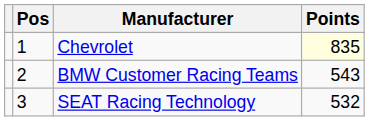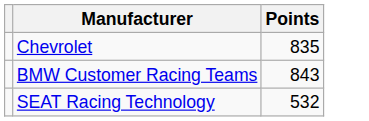- column: (33, 19)
(345, 47) lightyellow background -> (305, 47) no background
(345, 75) 543 -> (305, 75) 843
